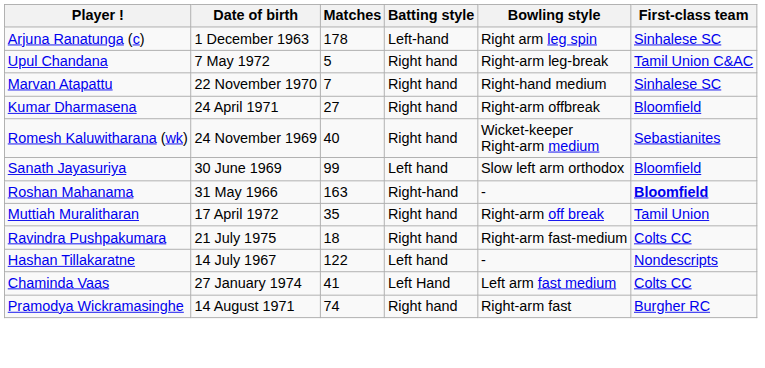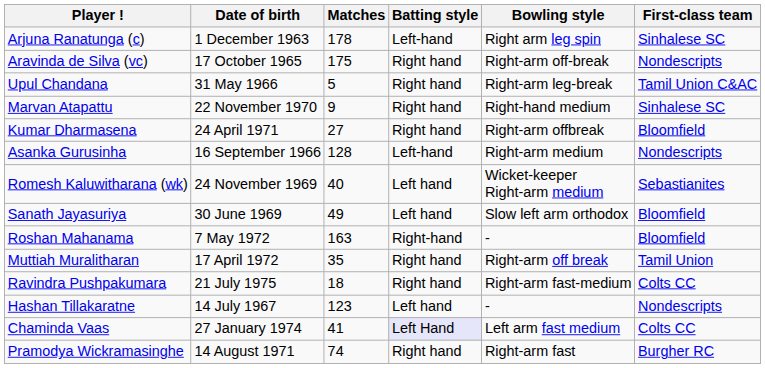+ row: (78, 61)
(232, 61) 7 May 1972 -> (236, 84) 31 May 1966
(328, 84) 7 -> (332, 107) 9
+ row: (67, 152)
(423, 138) Right hand -> (422, 183) Left hand
(332, 169) 99 -> (336, 214) 49
(236, 191) 31 May 1966 -> (232, 237) 7 May 1972
(671, 191) bold -> (672, 237) normal
(336, 260) 122 -> (340, 306) 123
(419, 283) no background -> (423, 329) lavender background
